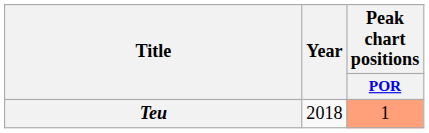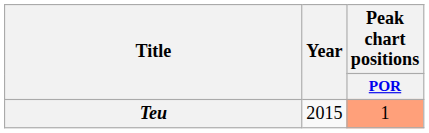(324, 113) 2018 -> (324, 113) 2015
